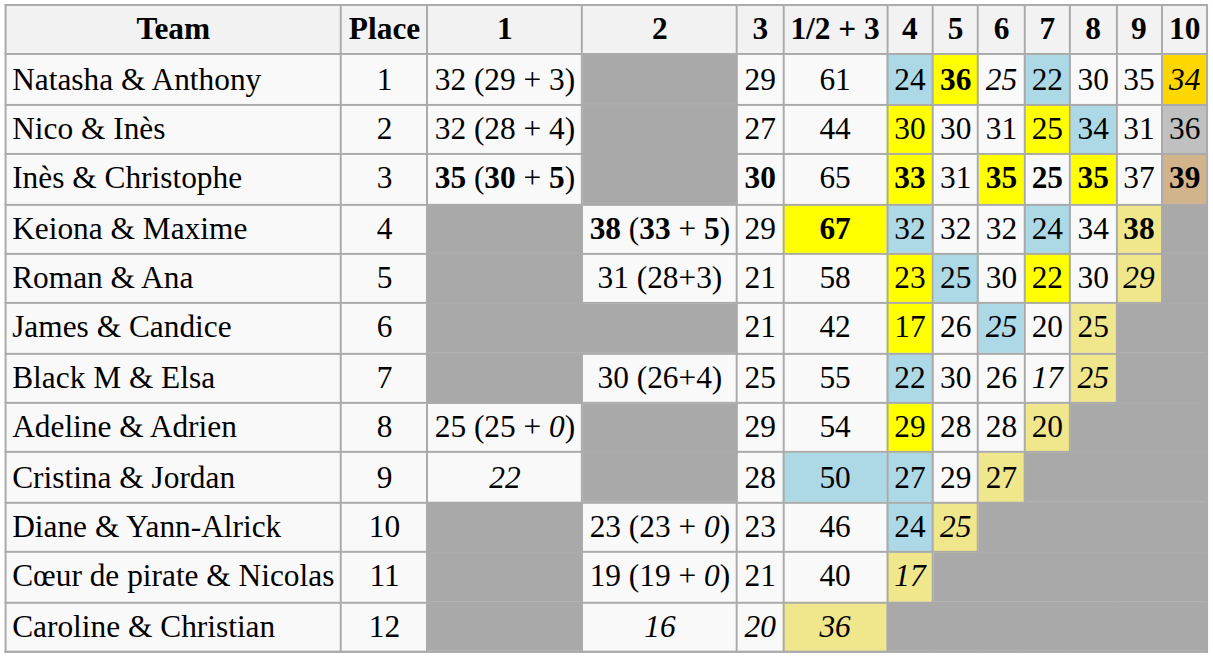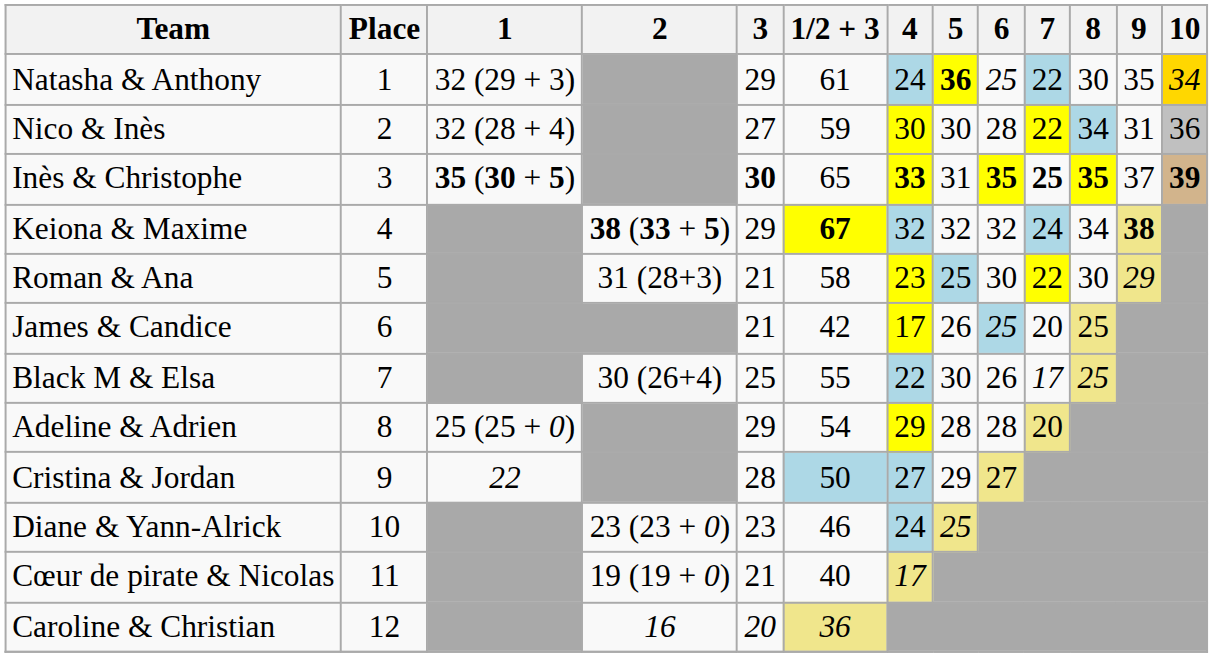(835, 128) 44 -> (835, 128) 59
(1002, 128) 31 -> (1002, 128) 28
(1047, 128) 25 -> (1047, 128) 22
